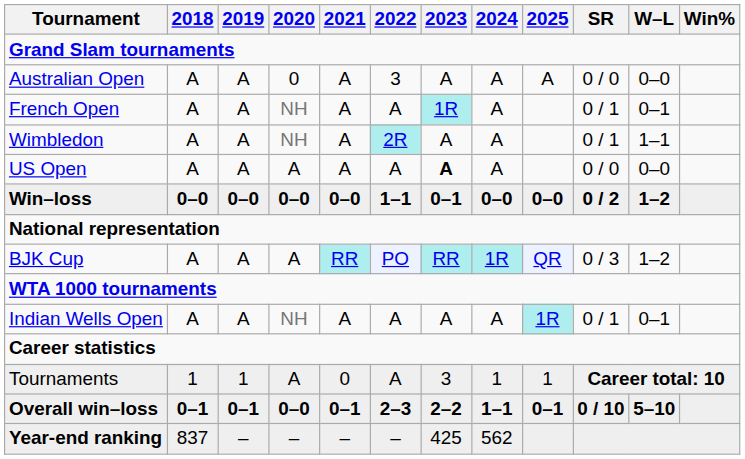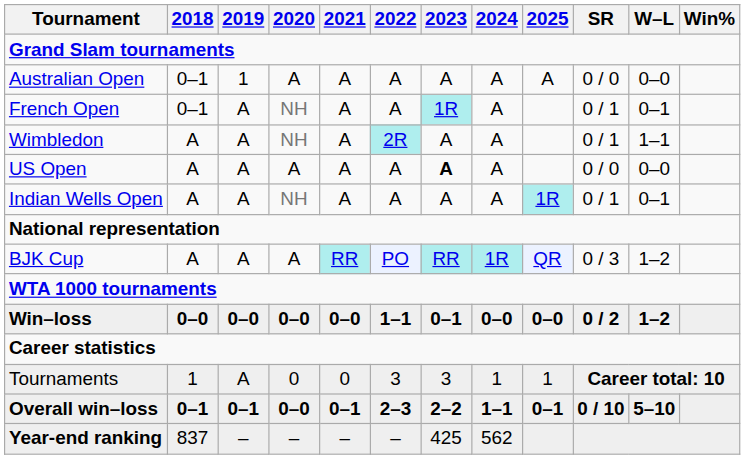(193, 79) A -> (193, 79) 0–1
(243, 79) A -> (243, 79) 1
(294, 79) 0 -> (294, 79) A
(395, 79) 3 -> (395, 79) A
(193, 109) A -> (193, 109) 0–1
rows swapped: (50, 199) <-> (86, 318)
(243, 378) 1 -> (243, 378) A
(294, 378) A -> (294, 378) 0
(395, 378) A -> (395, 378) 3
